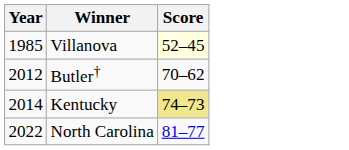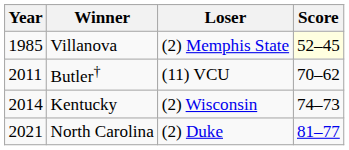+ column: (225, 18)
(26, 74) 2012 -> (25, 74) 2011
(183, 104) khaki background -> (318, 104) no background
(26, 131) 2022 -> (26, 131) 2021
